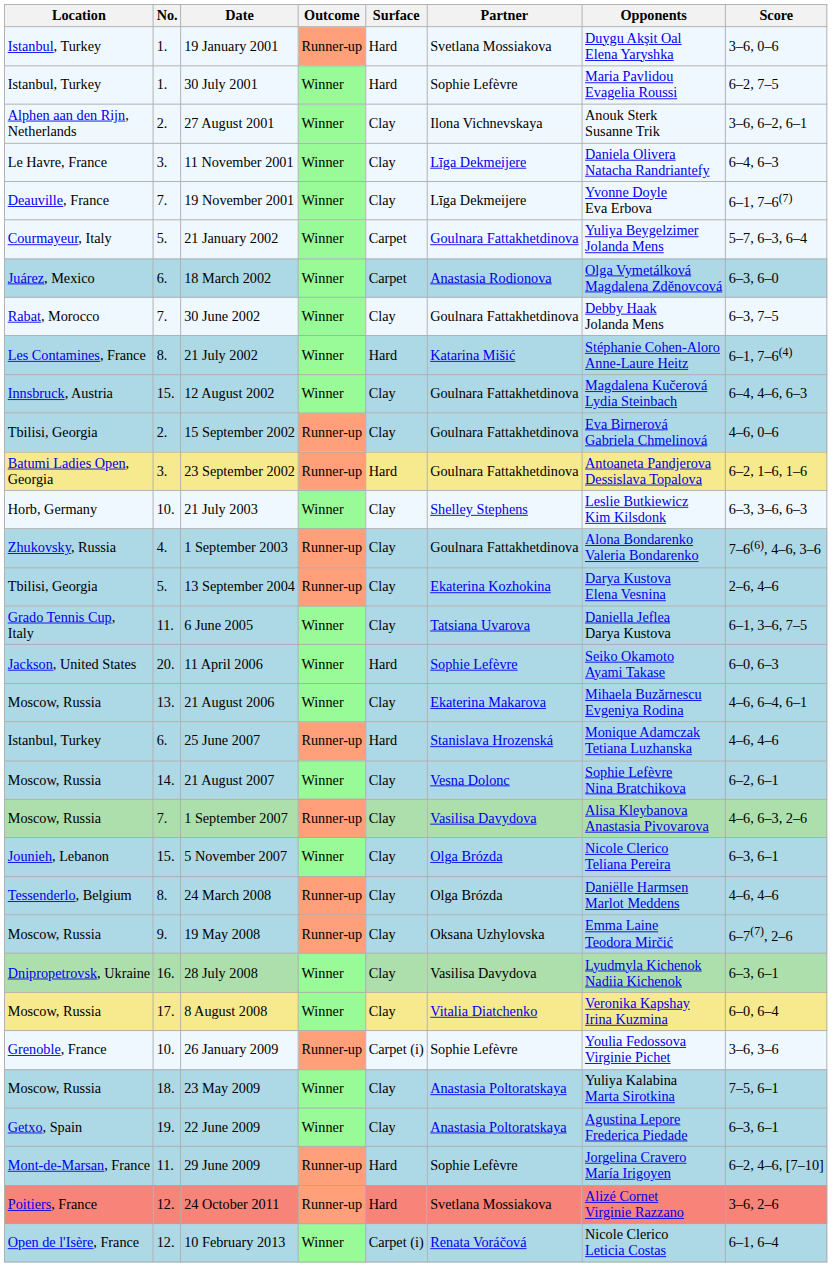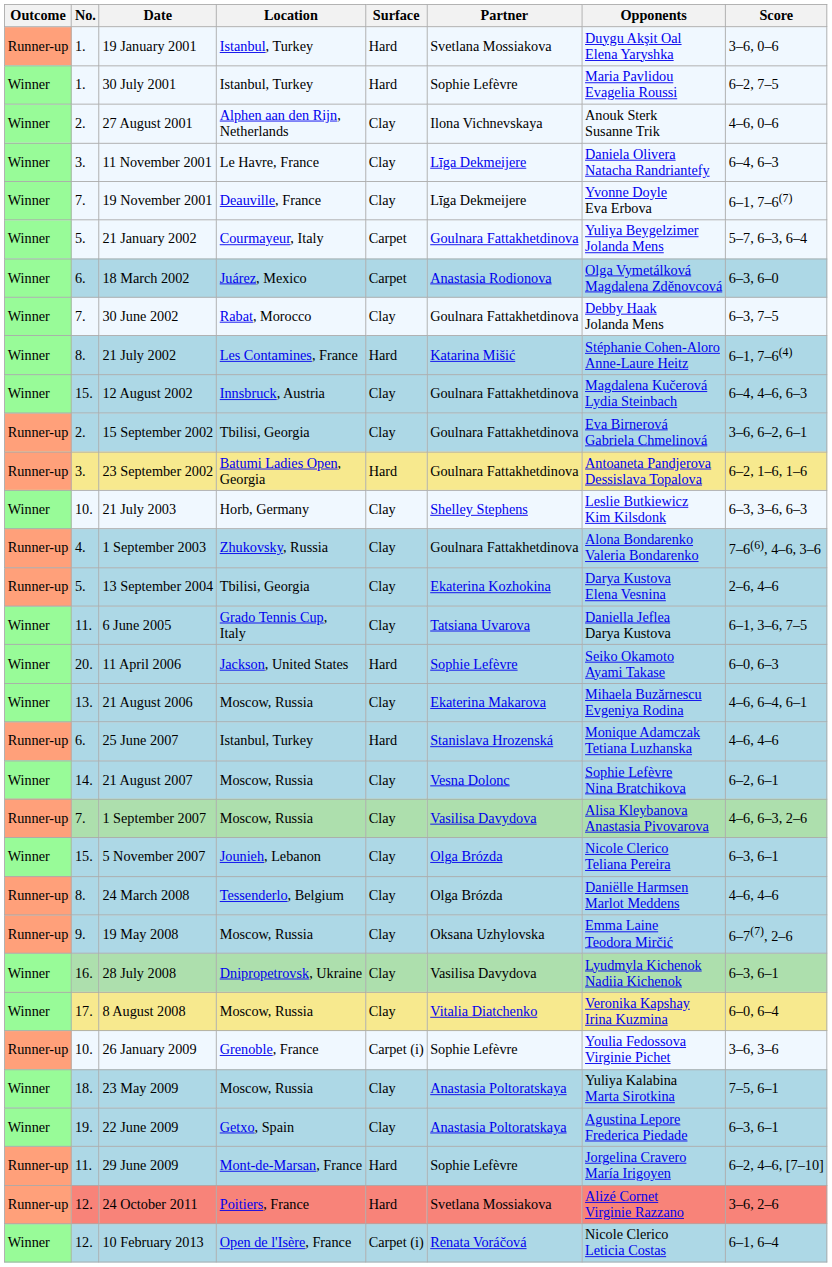columns swapped: (332, 15) <-> (79, 15)
(768, 123) 3–6, 6–2, 6–1 -> (754, 123) 4–6, 0–6
(754, 432) 4–6, 0–6 -> (768, 432) 3–6, 6–2, 6–1
